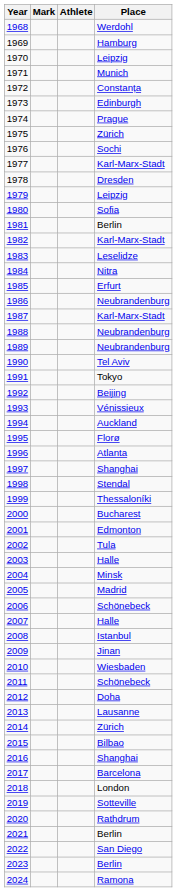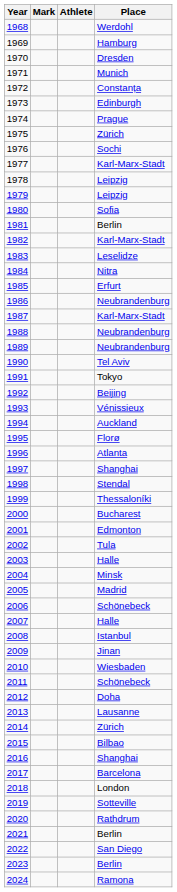(112, 57) Leipzig -> (115, 57) Dresden
(115, 179) Dresden -> (112, 179) Leipzig
